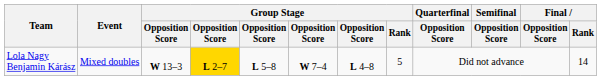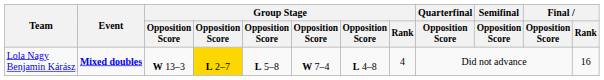(110, 61) normal -> (111, 61) bold
(400, 61) 5 -> (403, 61) 4
(583, 61) 14 -> (586, 61) 16
